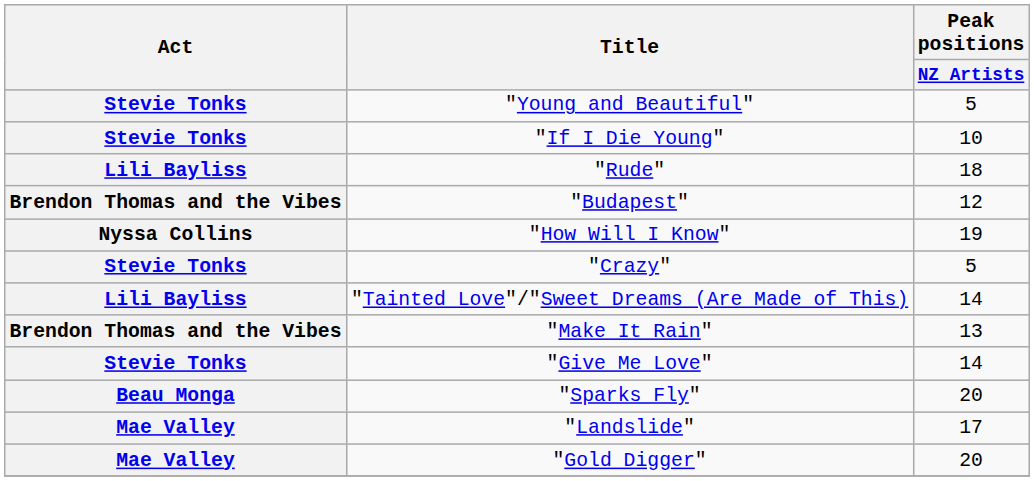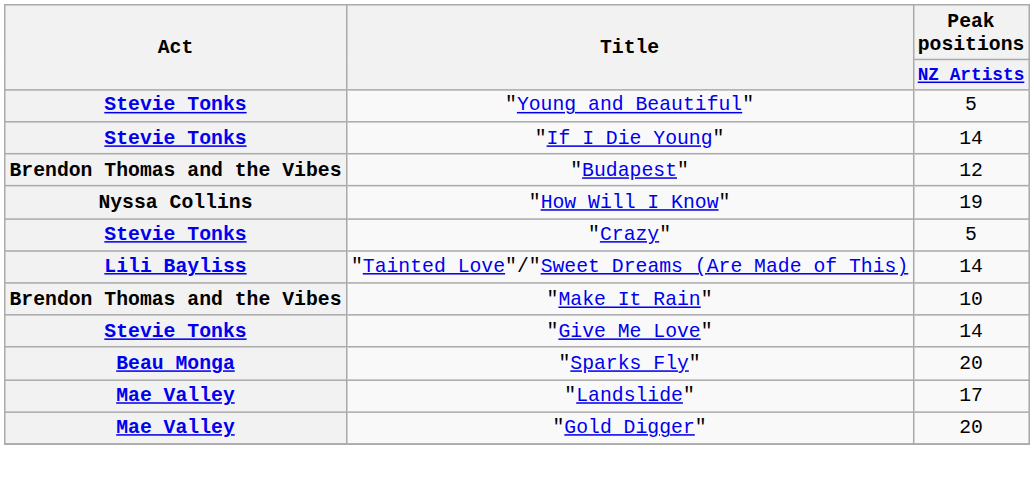(971, 138) 10 -> (971, 138) 14
- row: (630, 170)
(971, 331) 13 -> (971, 299) 10
